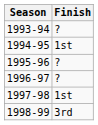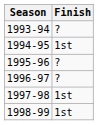(64, 112) 3rd -> (64, 112) 1st
